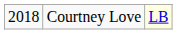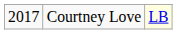(24, 16) 2018 -> (24, 16) 2017
